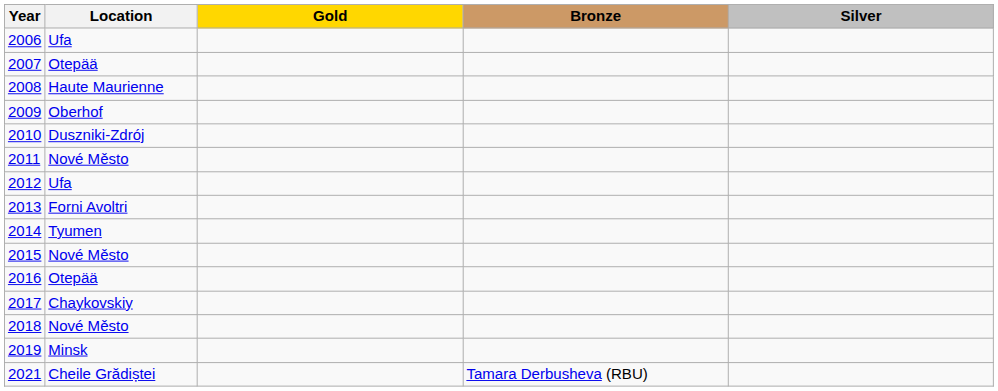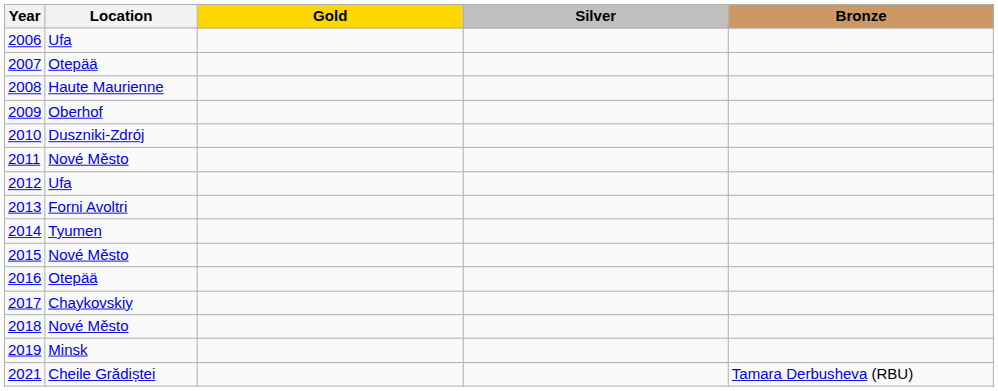columns swapped: (861, 16) <-> (596, 16)
